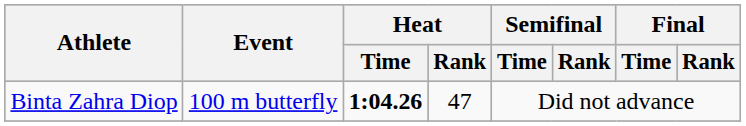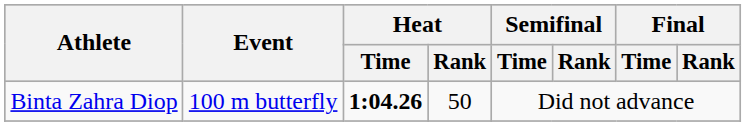(460, 101) 47 -> (460, 101) 50
